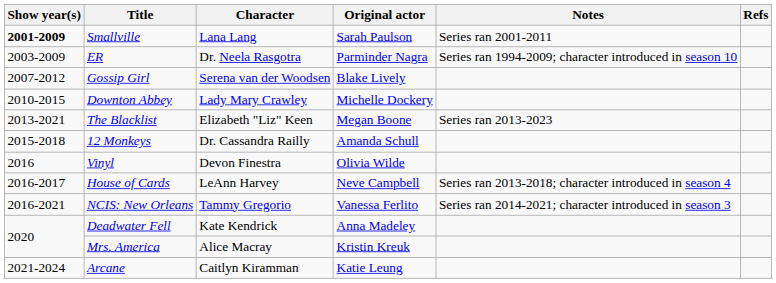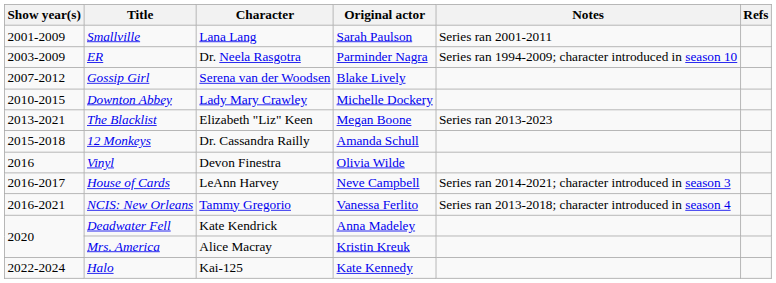(36, 36) bold -> (36, 36) normal
(585, 183) Series ran 2013-2018; character introduced in season 4 -> (585, 183) Series ran 2014-2021; character introduced in season 3
(585, 204) Series ran 2014-2021; character introduced in season 3 -> (585, 204) Series ran 2013-2018; character introduced in season 4
- row: (106, 267)
+ row: (100, 267)
